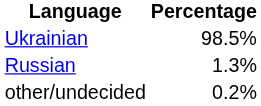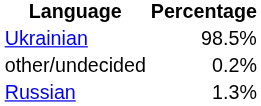rows swapped: (40, 65) <-> (75, 92)
